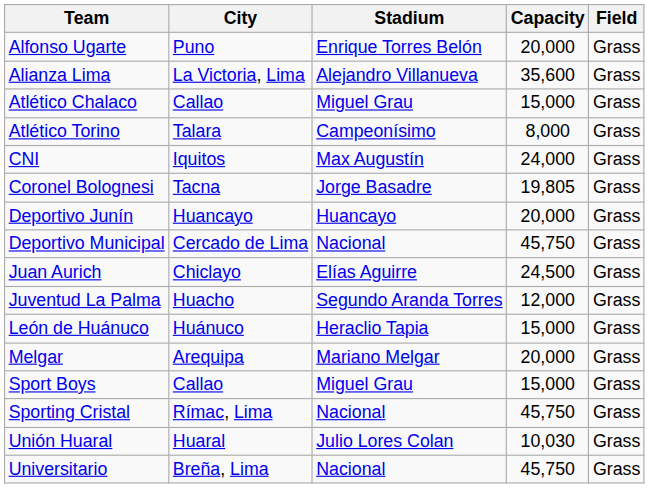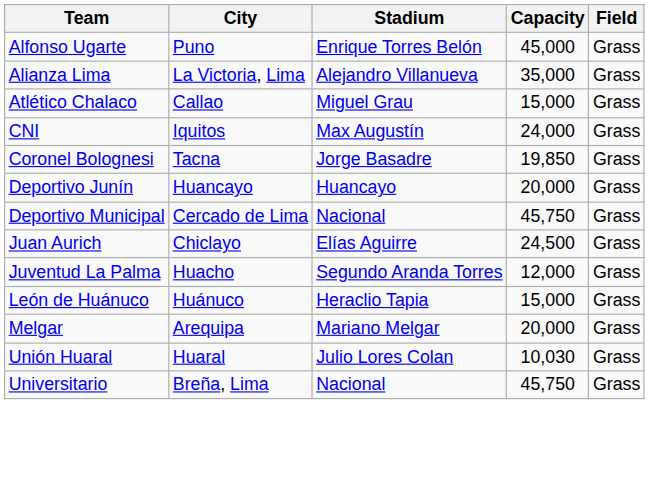(548, 46) 20,000 -> (548, 46) 45,000
(548, 74) 35,600 -> (548, 74) 35,000
- row: (64, 131)
(548, 187) 19,805 -> (548, 159) 19,850
- row: (52, 384)
- row: (69, 412)
